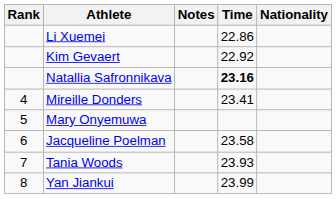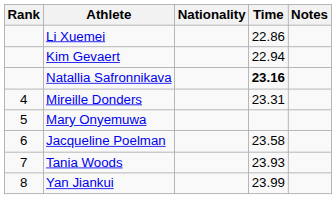columns swapped: (294, 15) <-> (196, 15)
(237, 57) 22.92 -> (268, 57) 22.94
(237, 99) 23.41 -> (268, 99) 23.31
